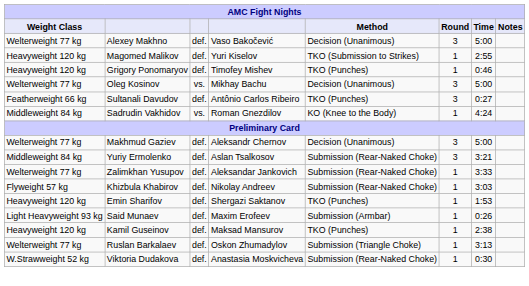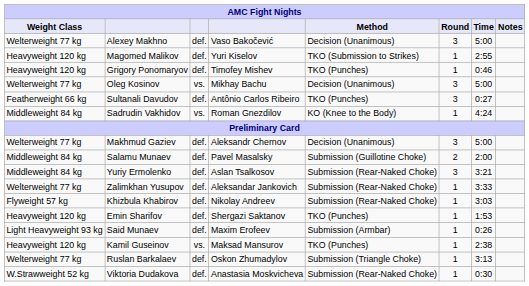+ row: (139, 157)
(199, 230) def. -> (199, 244) vs.
